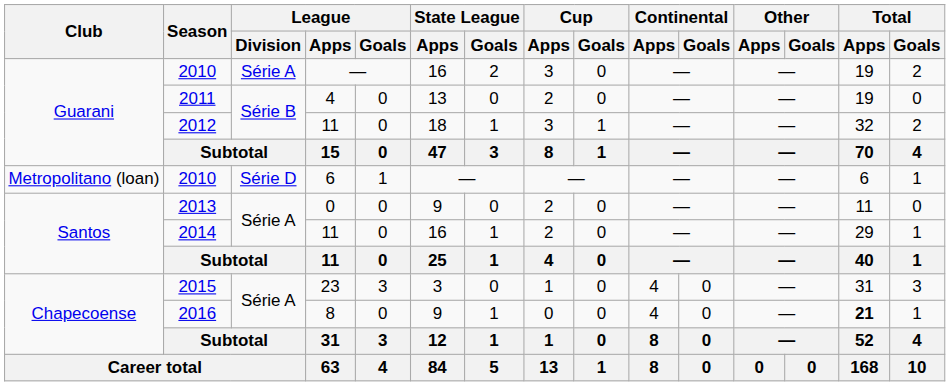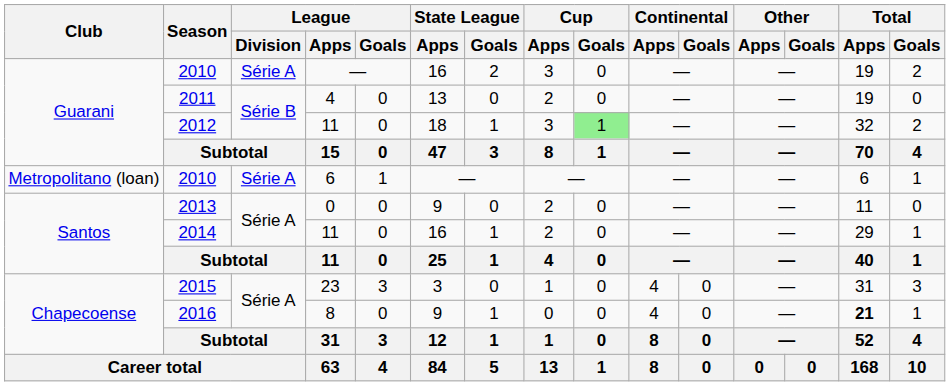(601, 125) no background -> (601, 125) lightgreen background
(268, 179) Série D -> (268, 179) Série A
